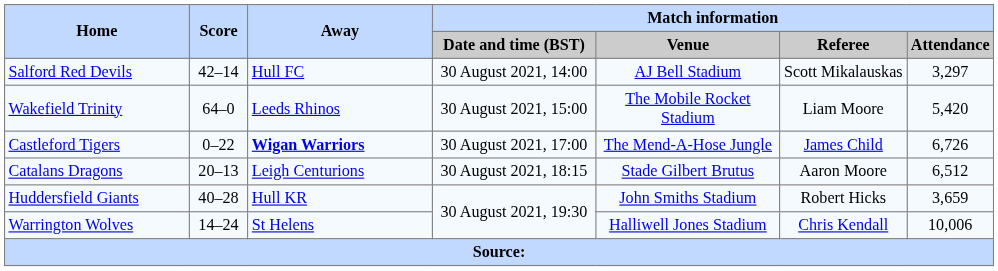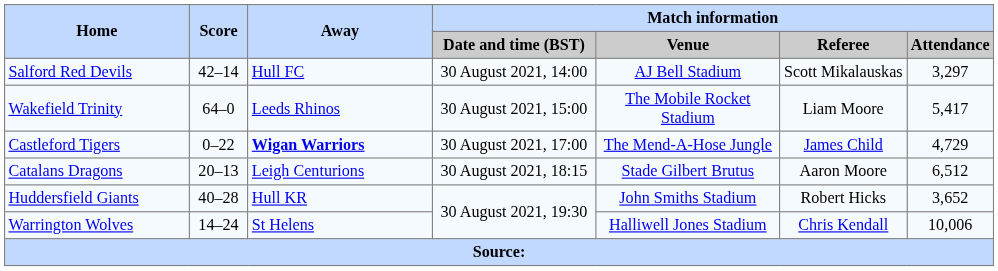(950, 108) 5,420 -> (950, 108) 5,417
(950, 144) 6,726 -> (950, 144) 4,729
(950, 198) 3,659 -> (950, 198) 3,652
